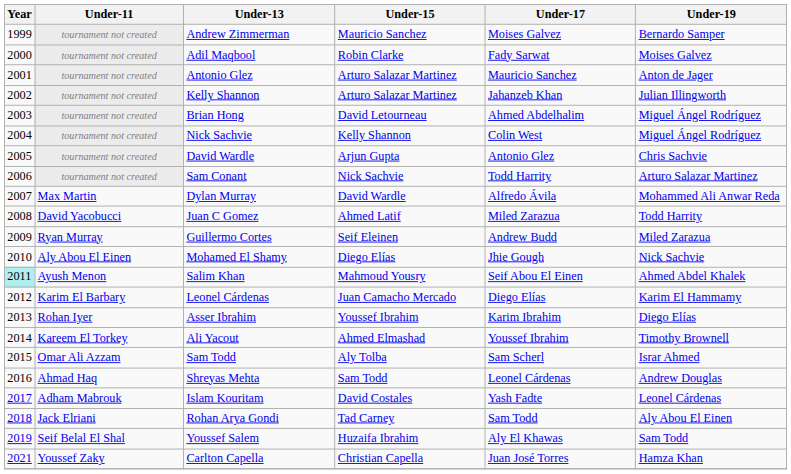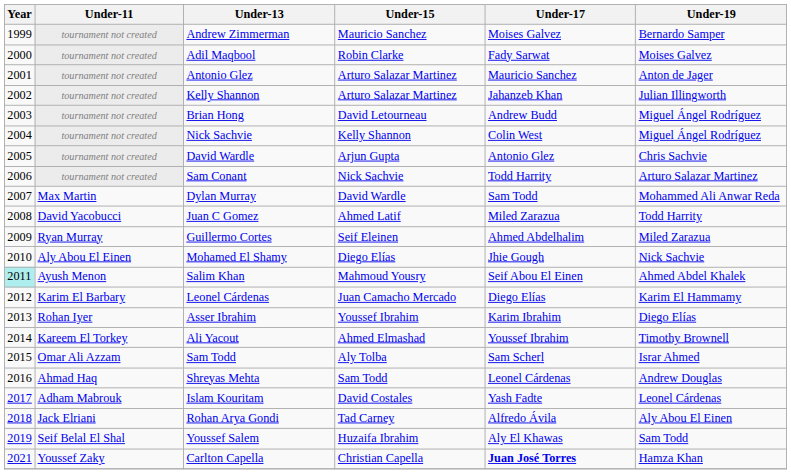(536, 115) Ahmed Abdelhalim -> (522, 115) Andrew Budd
(522, 195) Alfredo Ávila -> (513, 195) Sam Todd
(522, 236) Andrew Budd -> (536, 236) Ahmed Abdelhalim
(513, 418) Sam Todd -> (522, 418) Alfredo Ávila
(528, 458) normal -> (532, 458) bold
